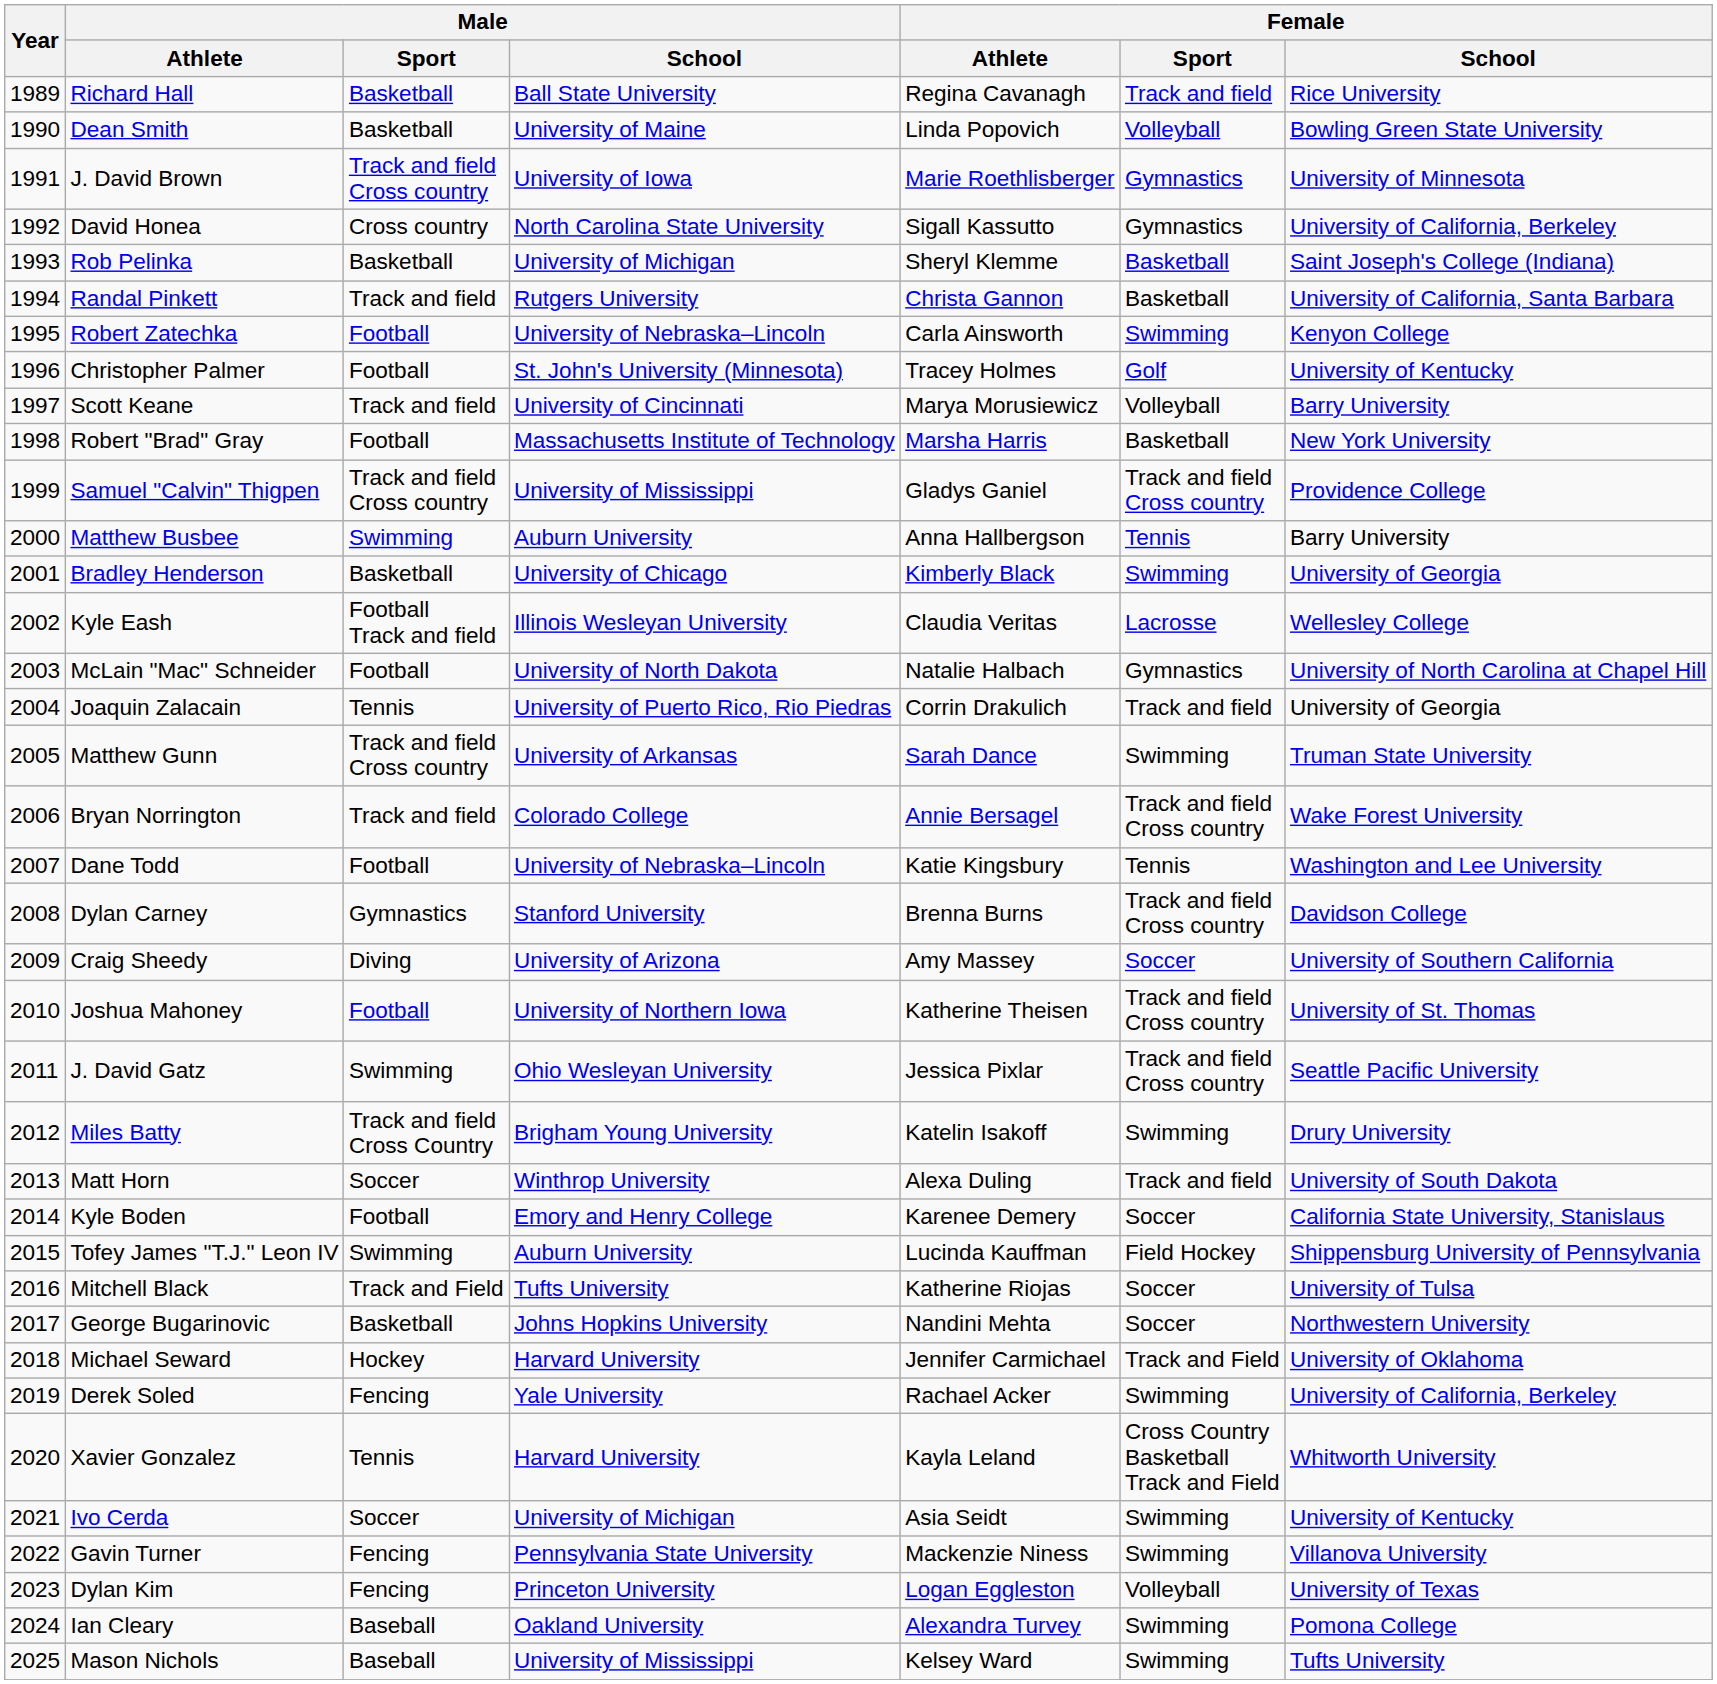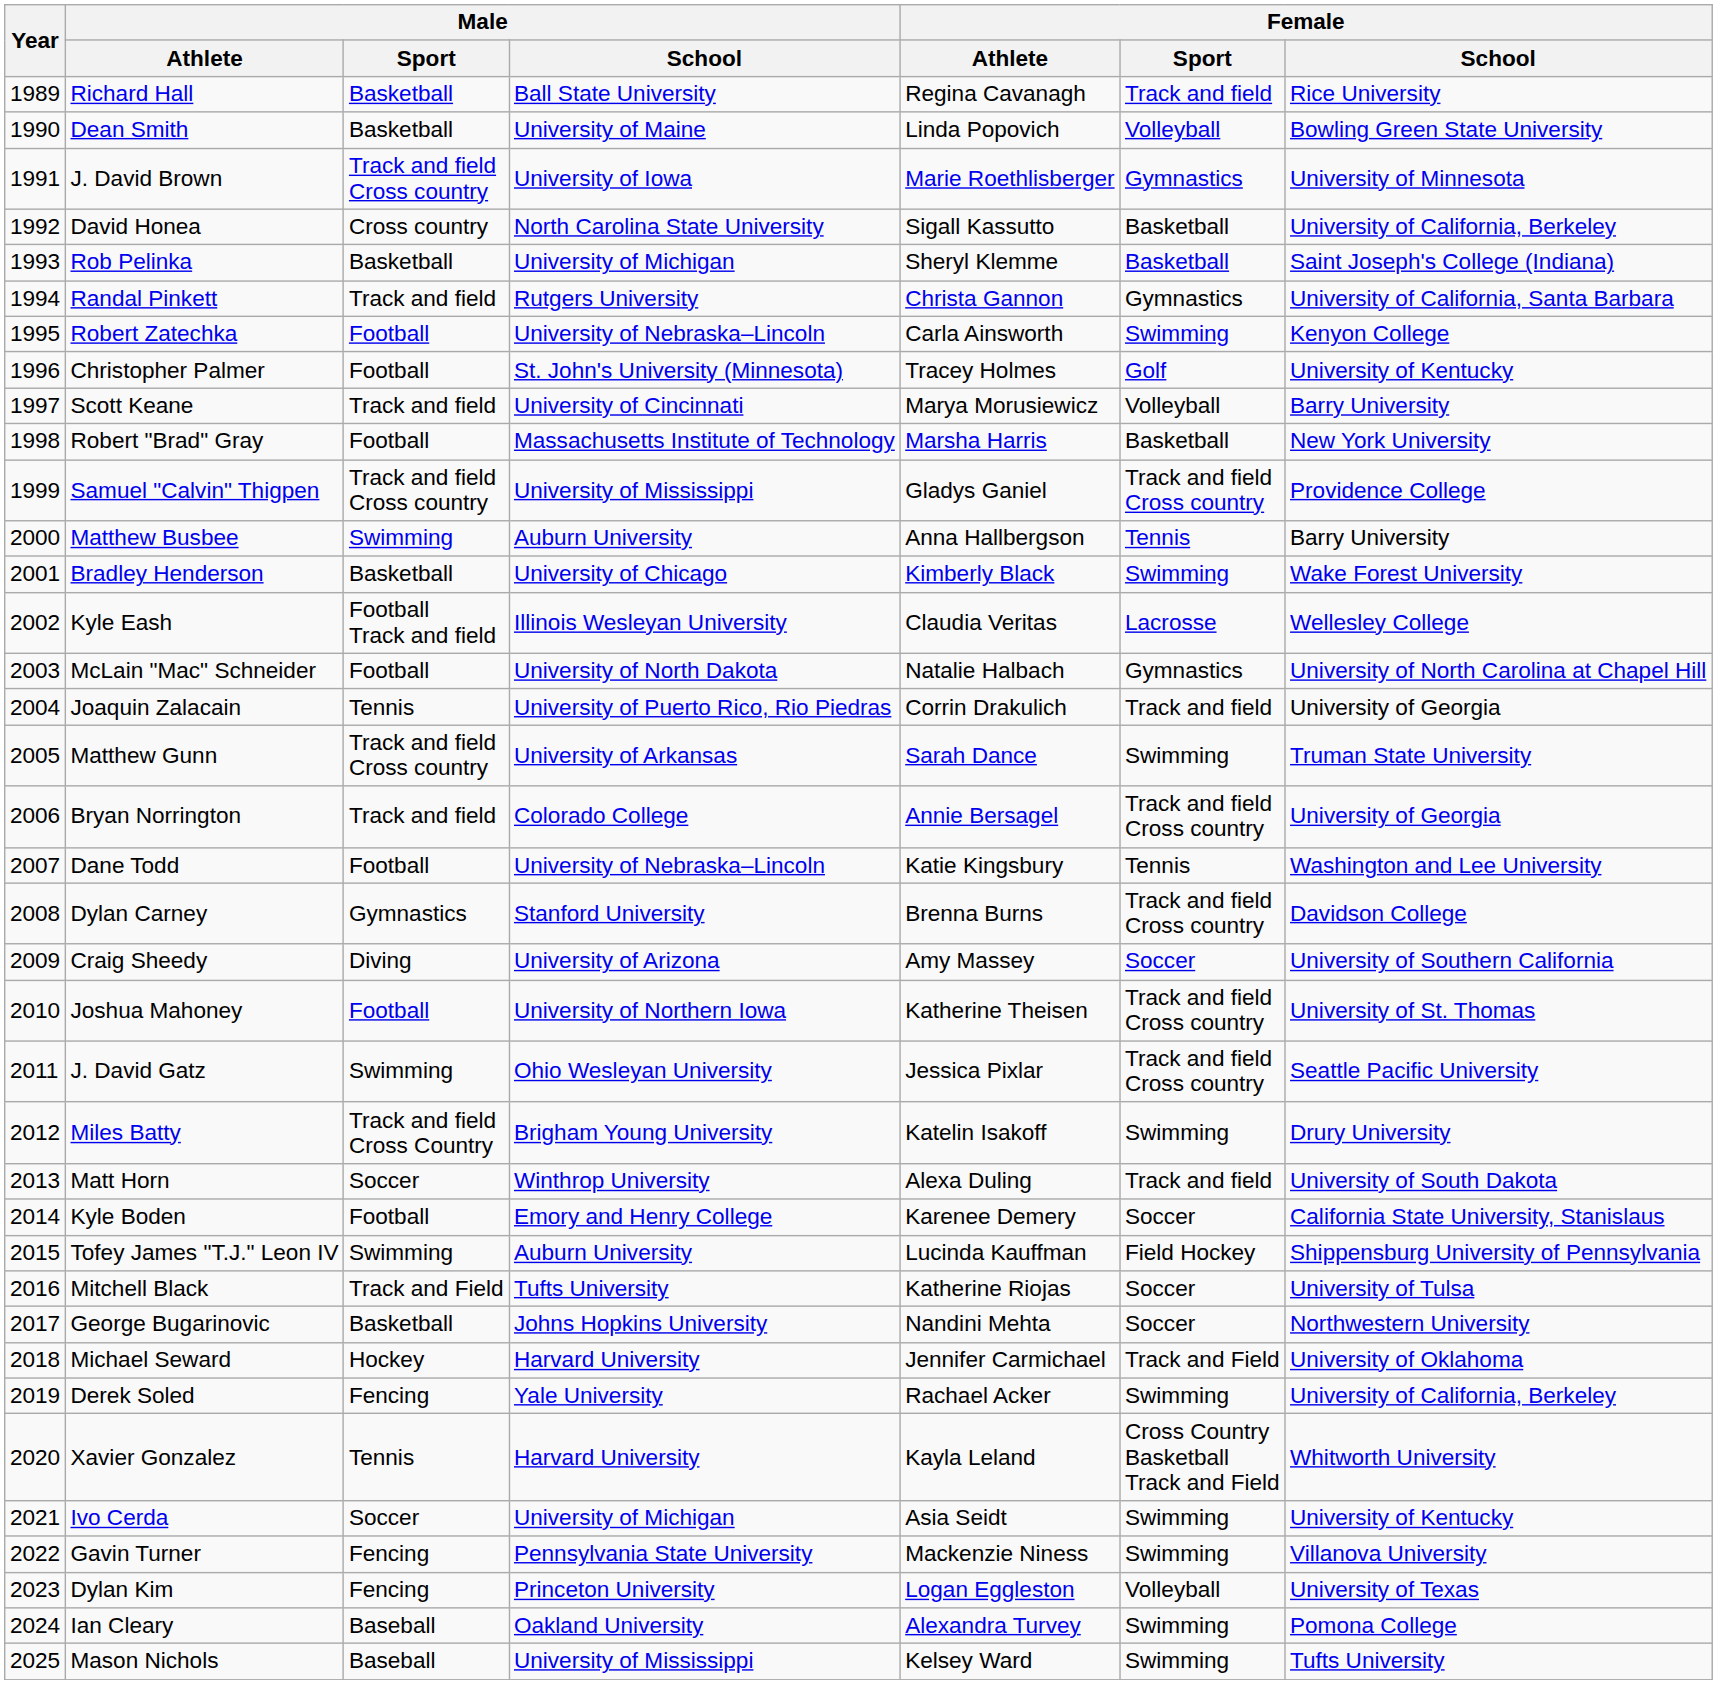(1184, 226) Gymnastics -> (1177, 226) Basketball
(1177, 298) Basketball -> (1184, 298) Gymnastics
(1395, 574) University of Georgia -> (1406, 574) Wake Forest University
(1406, 816) Wake Forest University -> (1395, 816) University of Georgia
